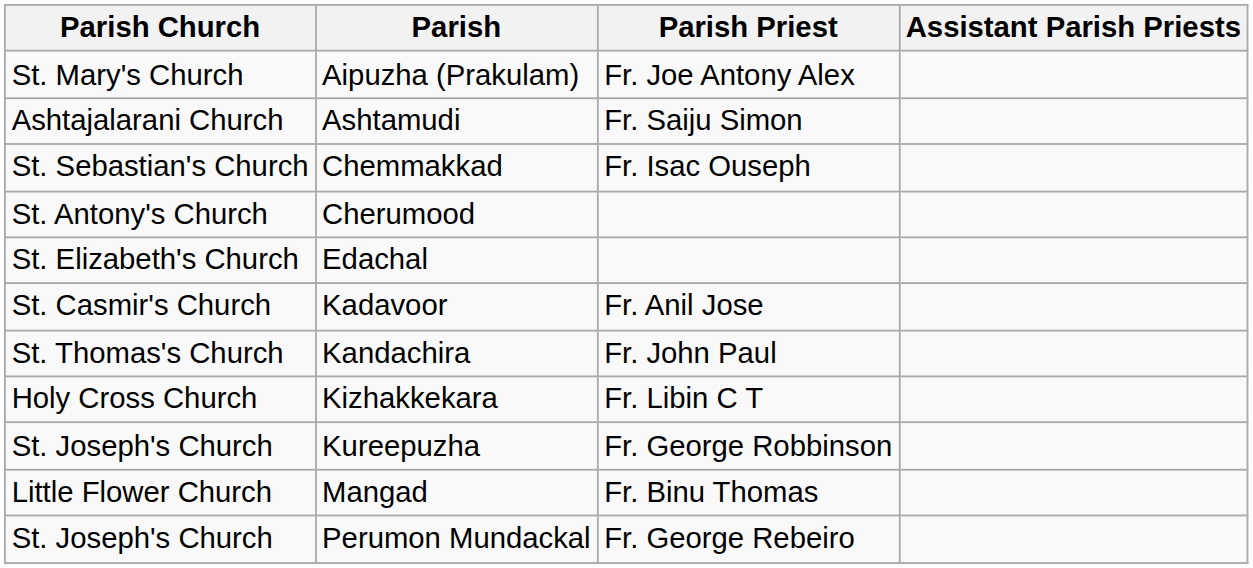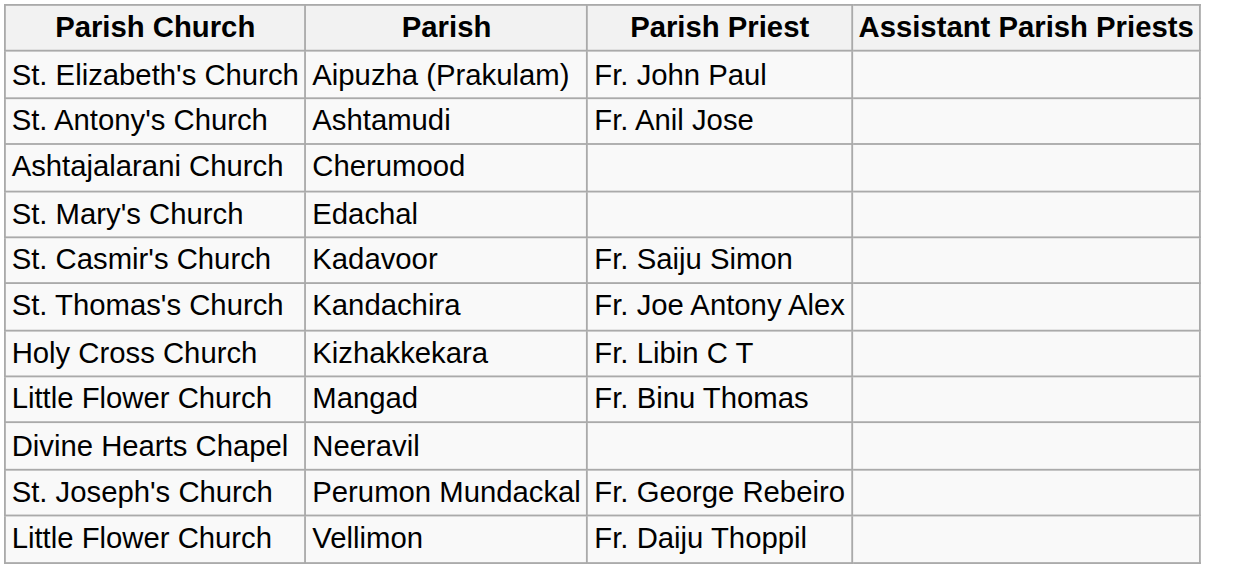(128, 74) St. Mary's Church -> (155, 74) St. Elizabeth's Church
(729, 74) Fr. Joe Antony Alex -> (681, 74) Fr. John Paul
(148, 120) Ashtajalarani Church -> (140, 120) St. Antony's Church
(703, 120) Fr. Saiju Simon -> (674, 120) Fr. Anil Jose
- row: (412, 167)
(140, 213) St. Antony's Church -> (148, 167) Ashtajalarani Church
(155, 259) St. Elizabeth's Church -> (128, 213) St. Mary's Church
(684, 306) Fr. Anil Jose -> (694, 259) Fr. Saiju Simon
(690, 352) Fr. John Paul -> (720, 306) Fr. Joe Antony Alex
- row: (401, 445)
+ row: (366, 445)
+ row: (368, 538)
